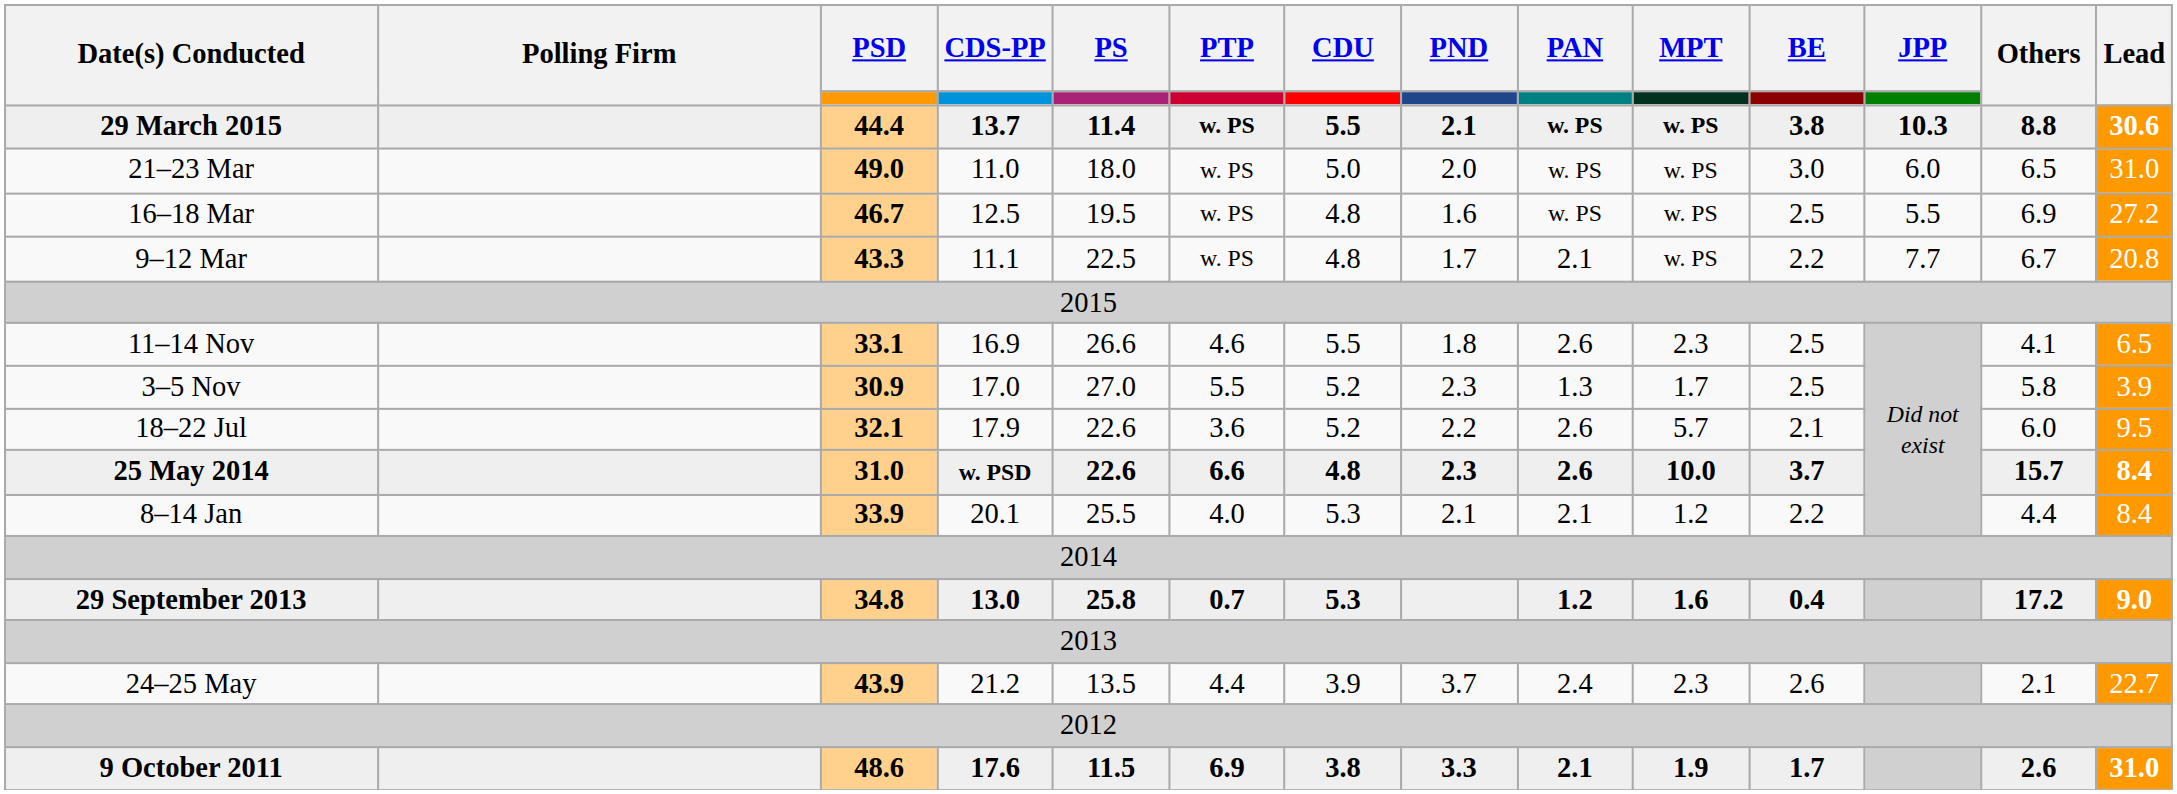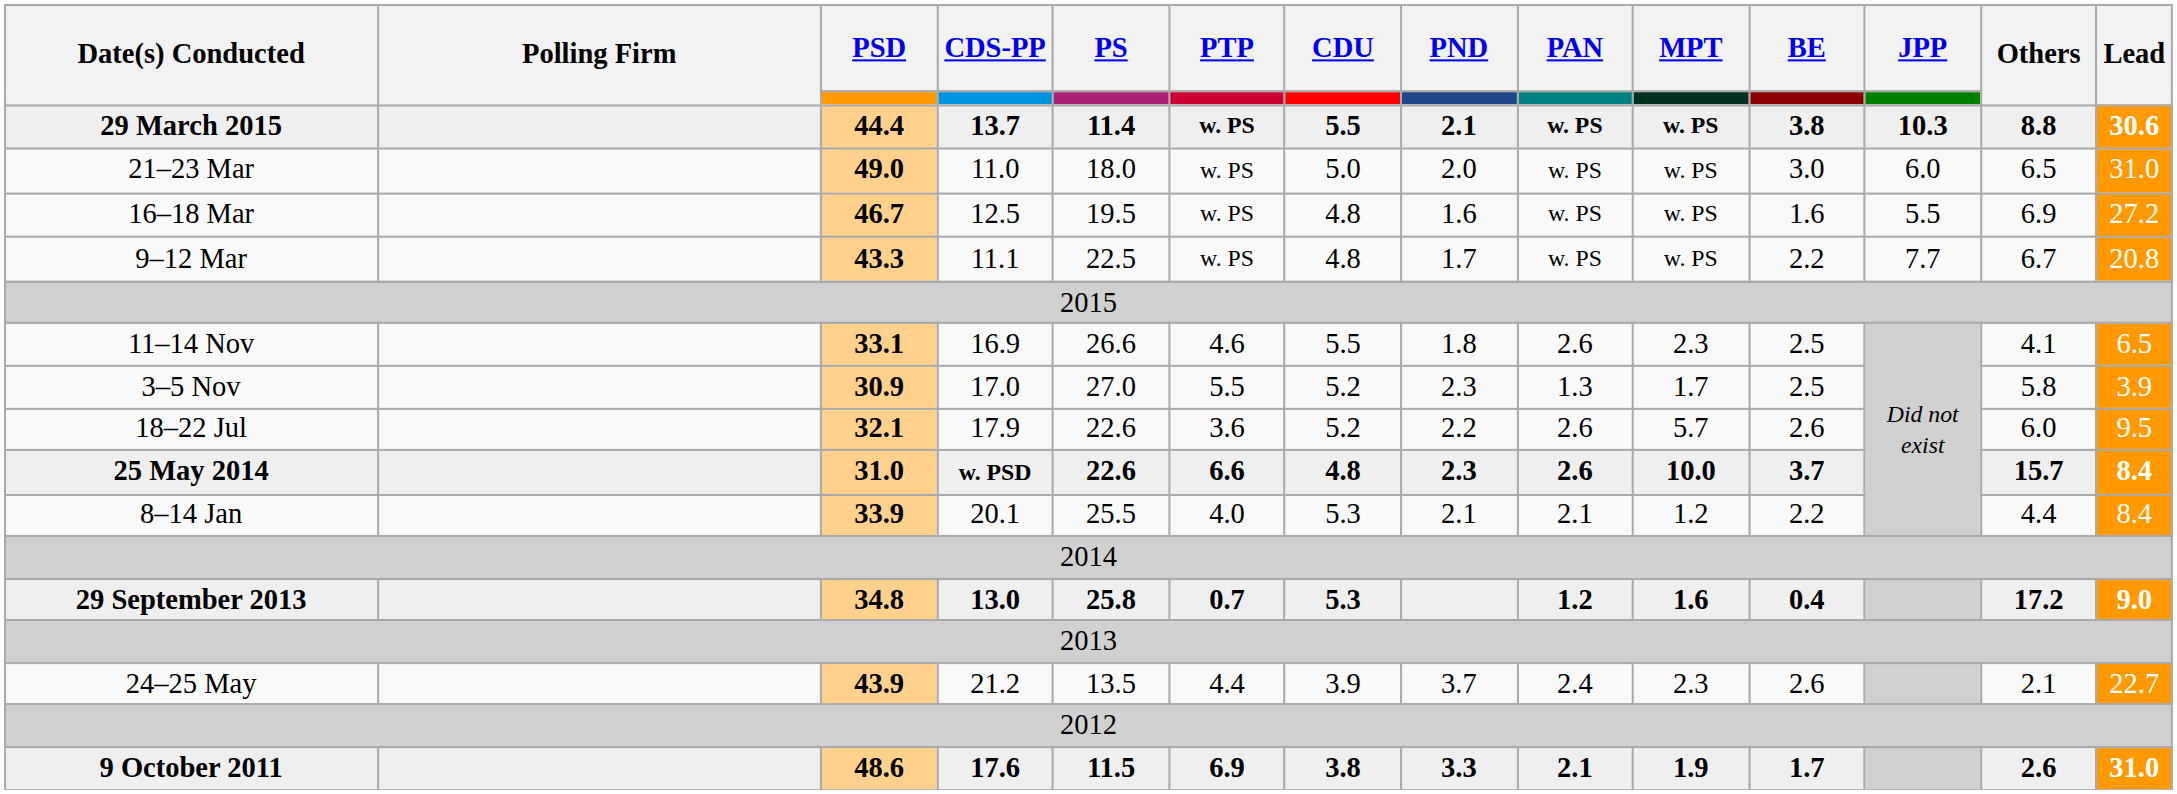(1807, 214) 2.5 -> (1807, 214) 1.6
(1575, 258) 2.1 -> (1575, 259) w. PS
(1807, 428) 2.1 -> (1807, 428) 2.6
